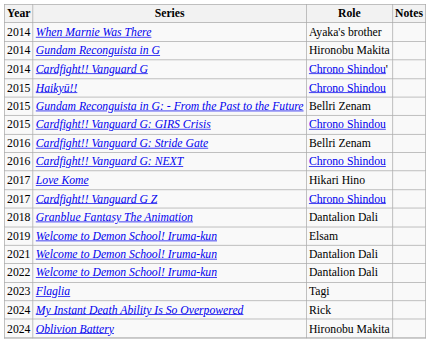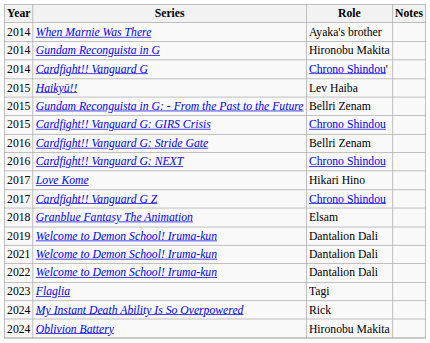(347, 87) Chrono Shindou -> (333, 87) Lev Haiba
(343, 217) Dantalion Dali -> (324, 217) Elsam
(324, 236) Elsam -> (343, 236) Dantalion Dali
